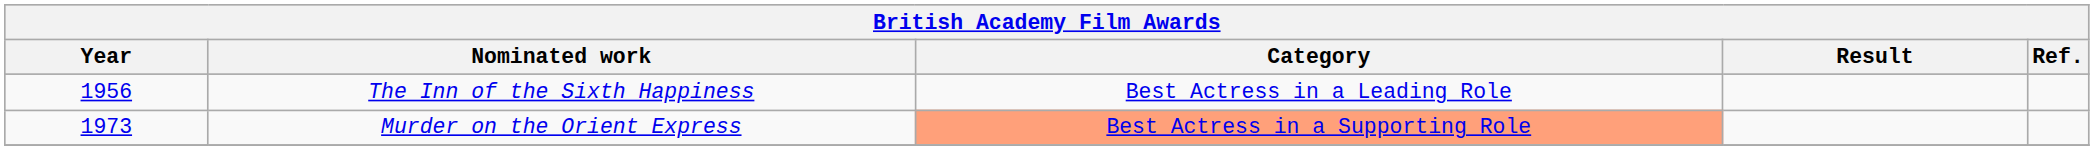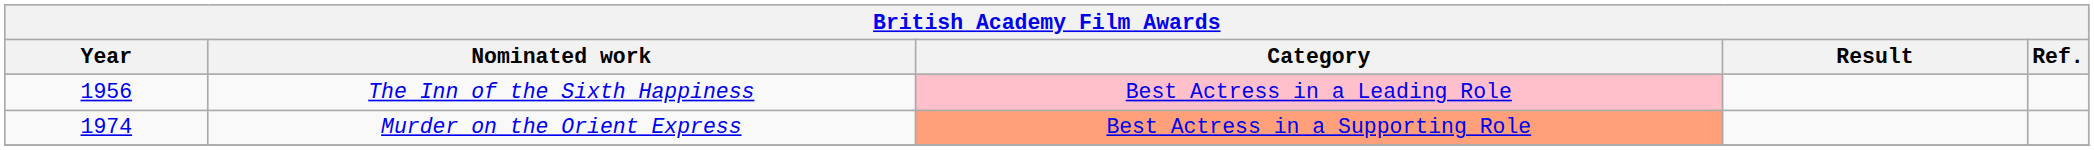(1319, 92) no background -> (1319, 92) pink background
(106, 127) 1973 -> (106, 127) 1974
